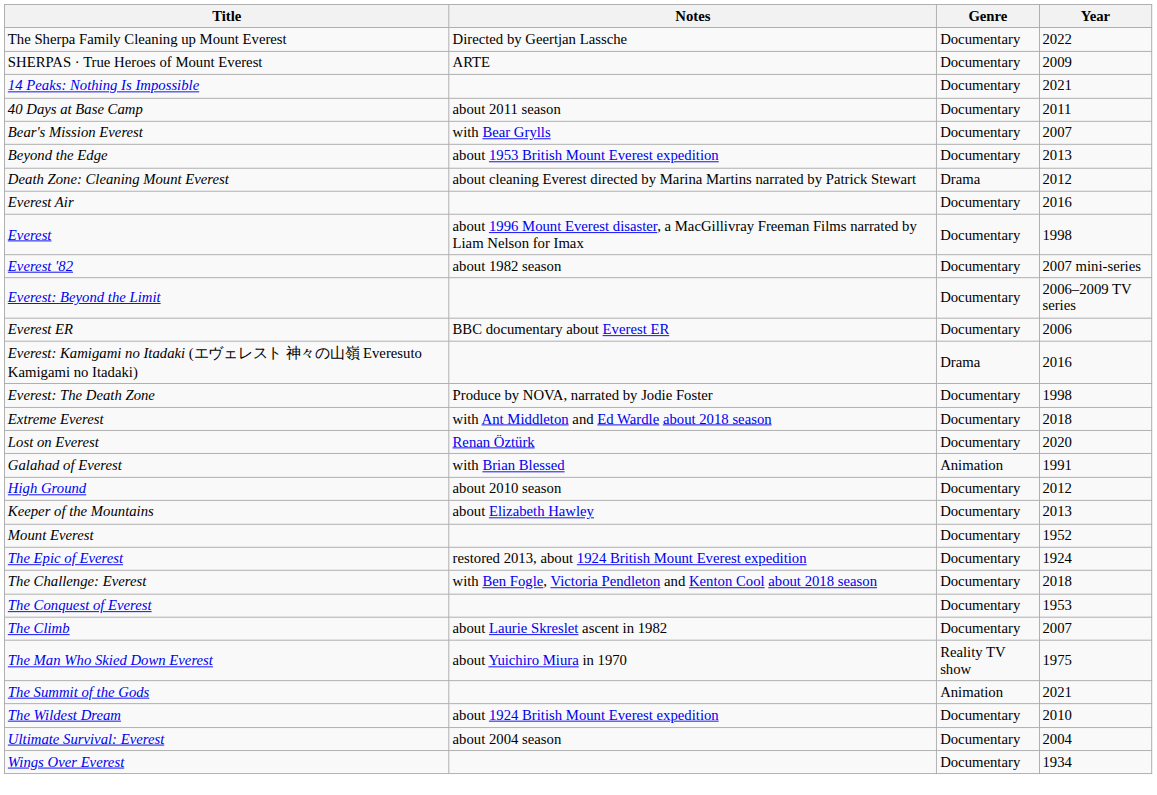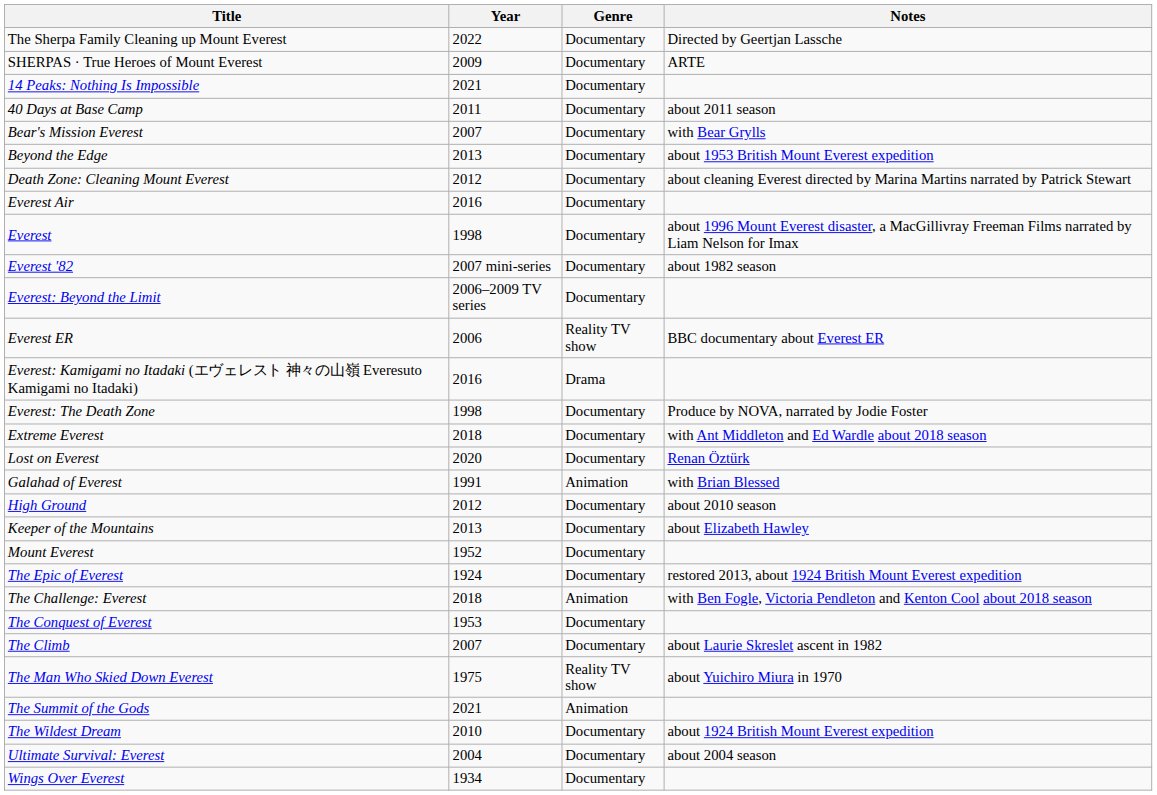columns swapped: (1095, 16) <-> (693, 16)
(960, 179) Drama -> (605, 179) Documentary
(980, 329) Documentary -> (598, 337) Reality TV show
(980, 582) Documentary -> (597, 598) Animation
